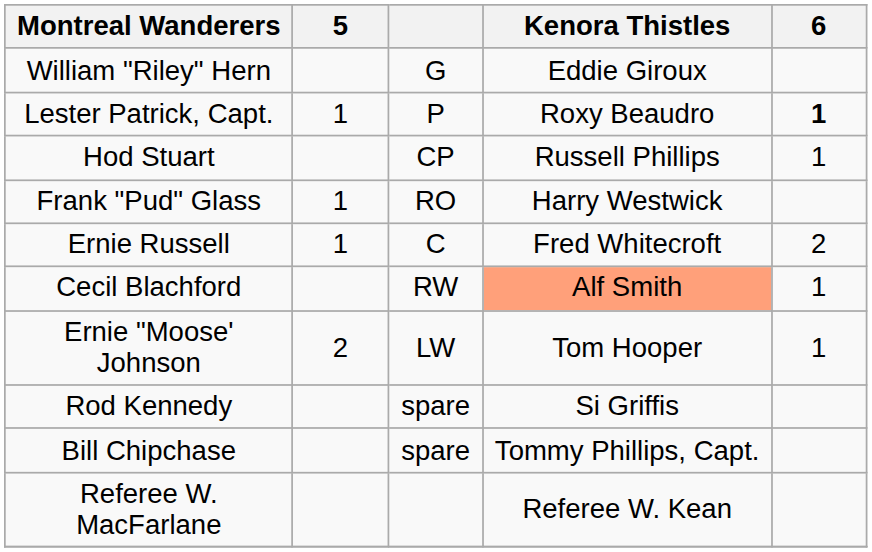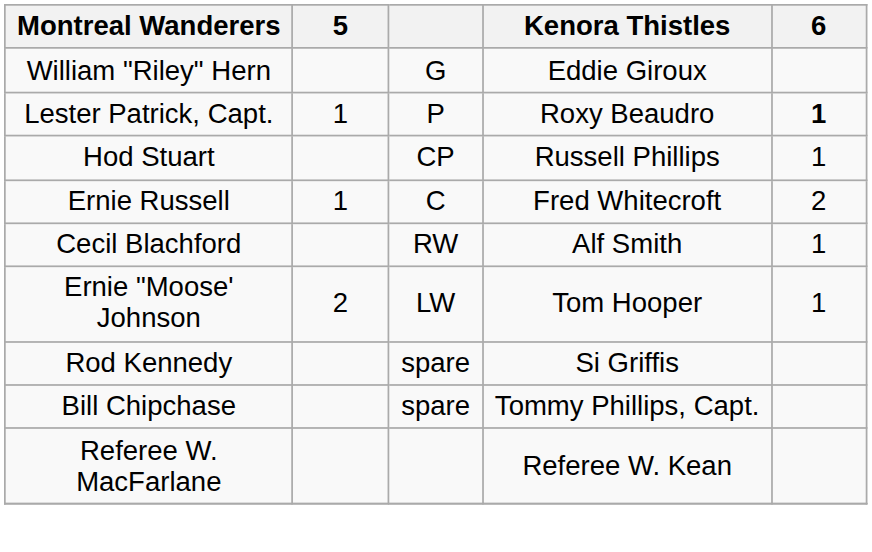- row: (149, 200)
(627, 288) lightsalmon background -> (627, 244) no background
